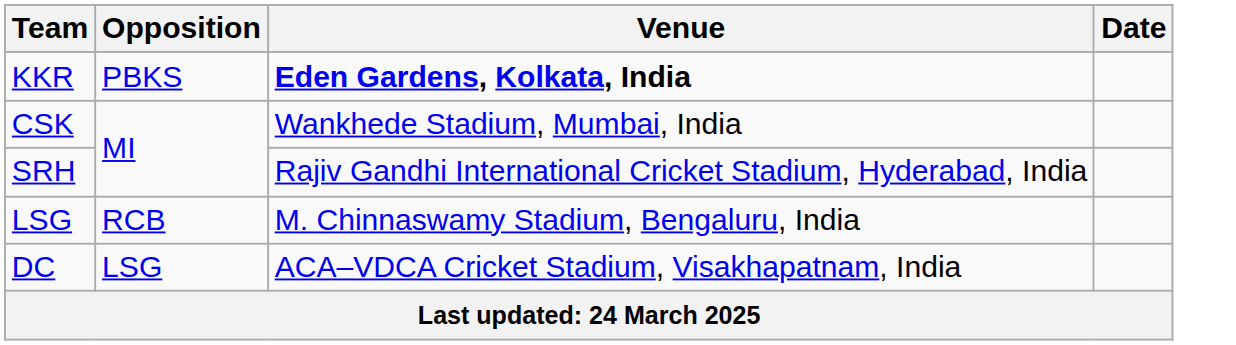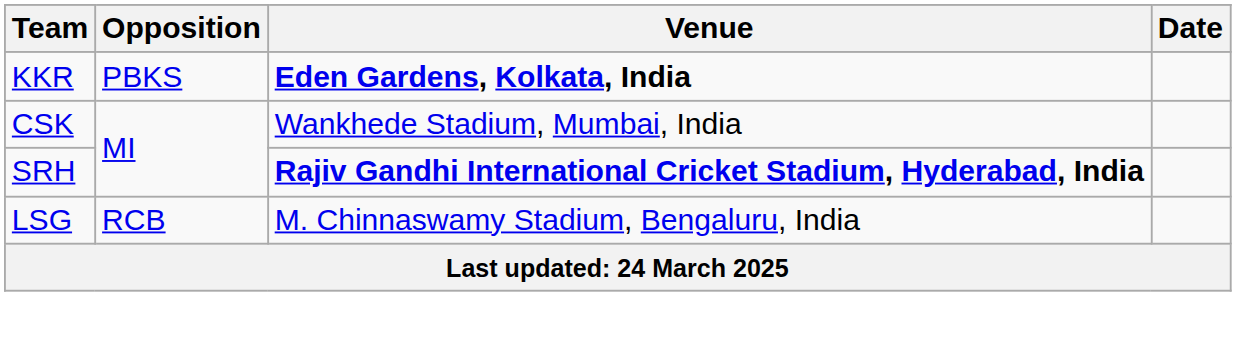(681, 171) normal -> (709, 171) bold
- row: (34, 266)
